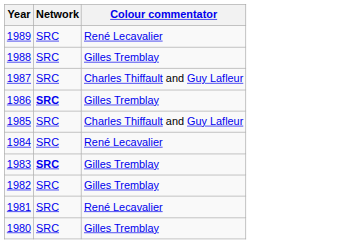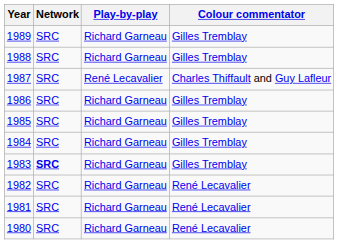+ column: (125, 15)
(123, 36) René Lecavalier -> (209, 36) Gilles Tremblay
(48, 100) bold -> (48, 100) normal
(164, 121) Charles Thiffault and Guy Lafleur -> (209, 121) Gilles Tremblay
(123, 143) René Lecavalier -> (209, 143) Gilles Tremblay
(121, 185) Gilles Tremblay -> (211, 185) René Lecavalier
(121, 228) Gilles Tremblay -> (211, 228) René Lecavalier
